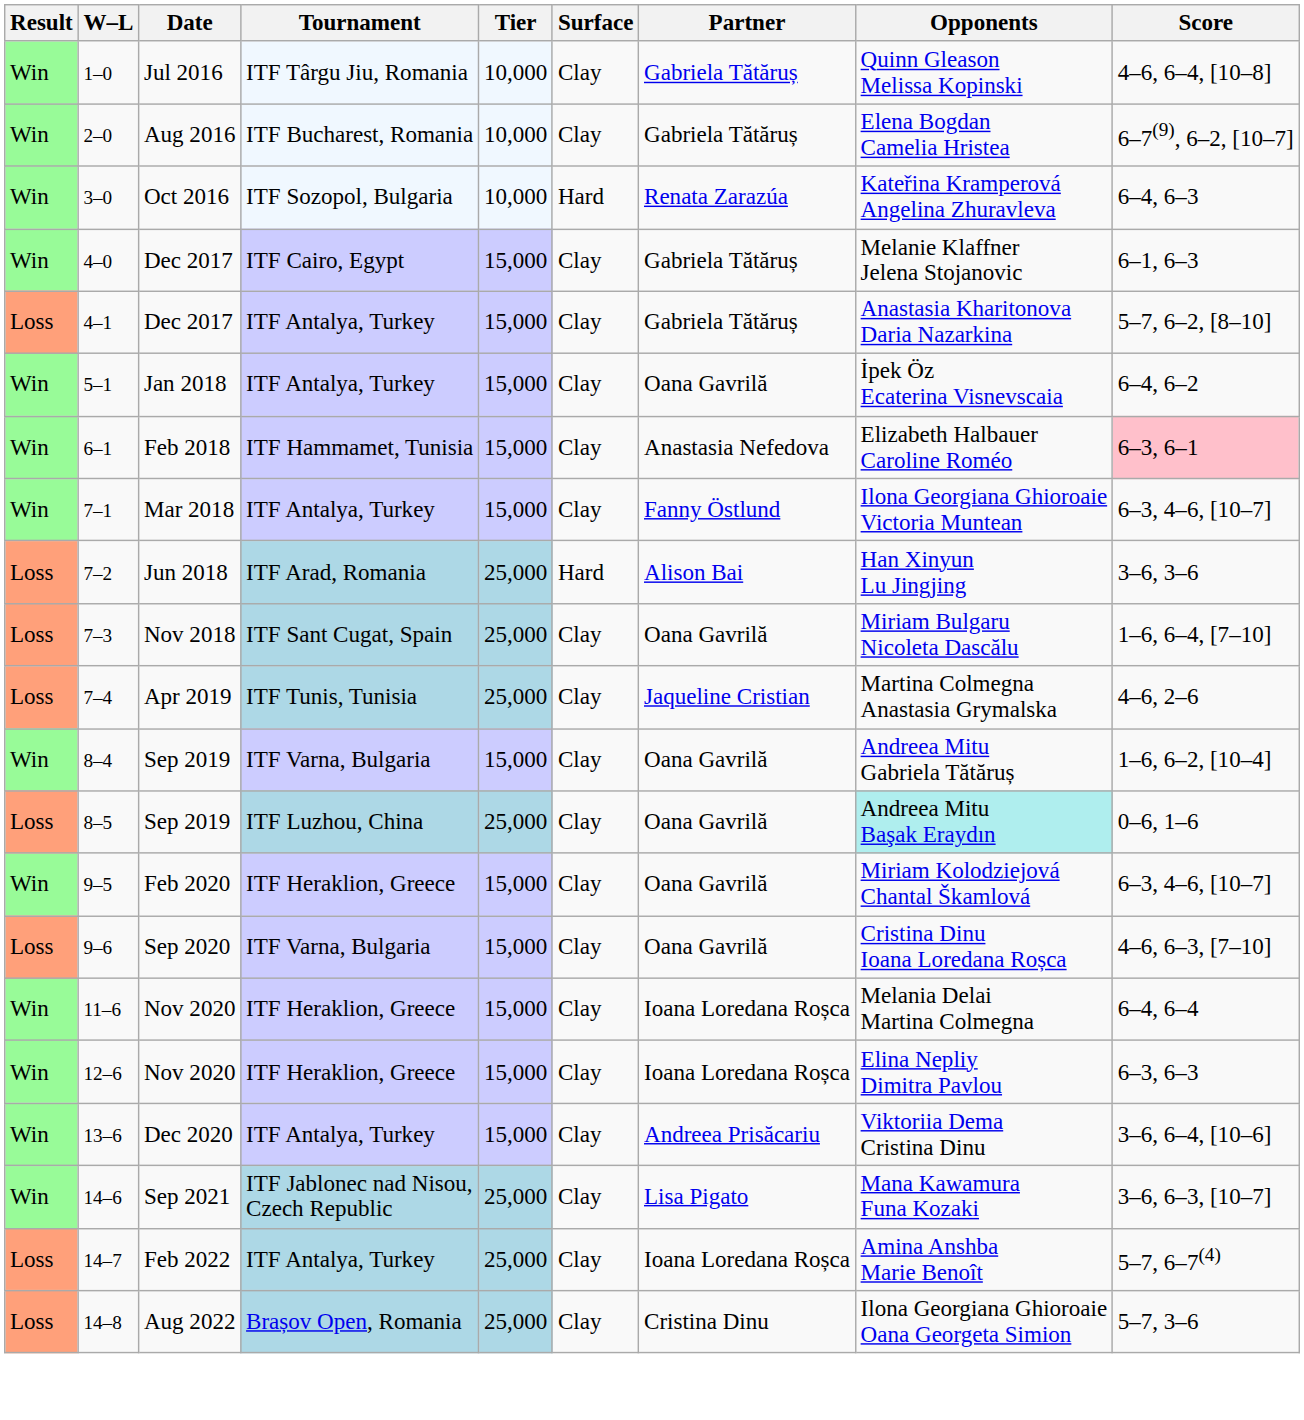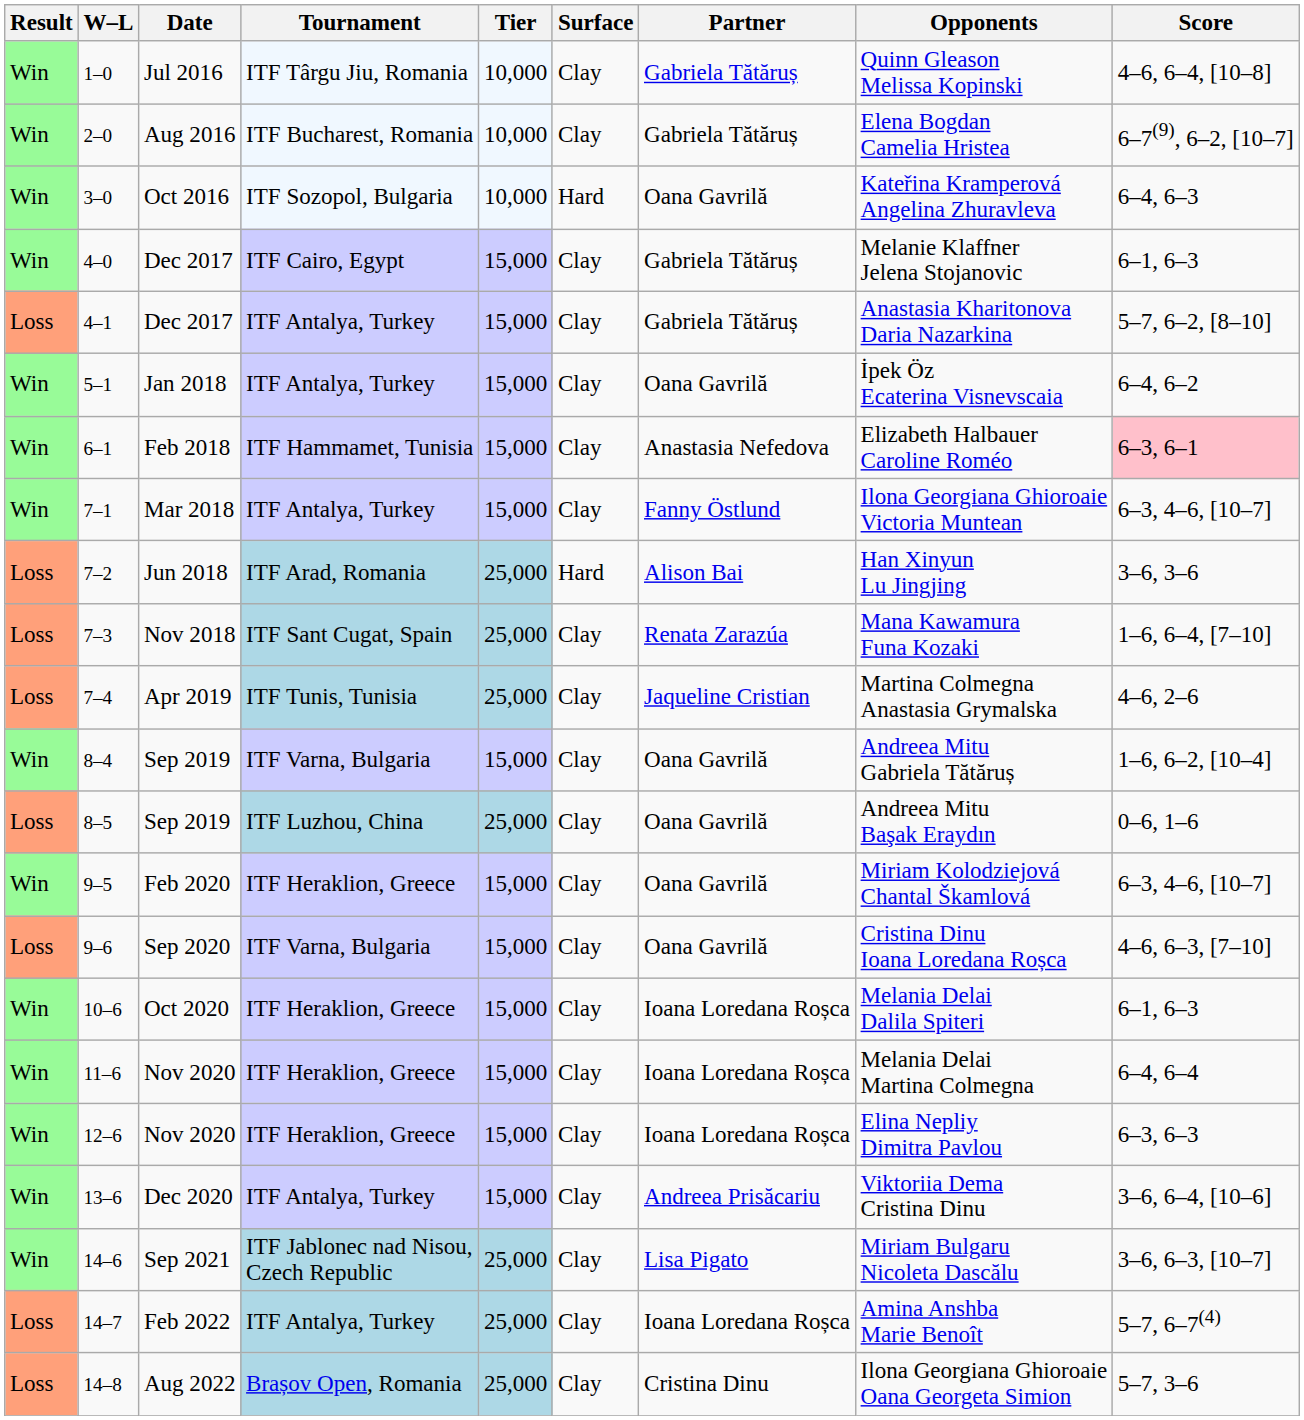(716, 197) Renata Zarazúa -> (706, 197) Oana Gavrilă
(706, 634) Oana Gavrilă -> (716, 634) Renata Zarazúa
(940, 634) Miriam Bulgaru Nicoleta Dascălu -> (940, 634) Mana Kawamura Funa Kozaki
(928, 821) paleturquoise background -> (928, 821) no background
+ row: (103, 1010)
(940, 1196) Mana Kawamura Funa Kozaki -> (940, 1259) Miriam Bulgaru Nicoleta Dascălu
